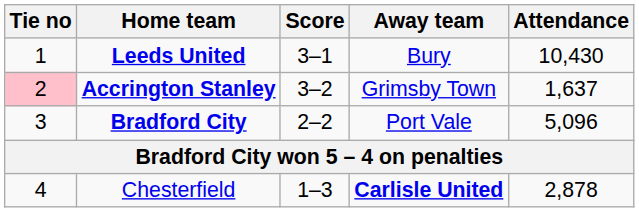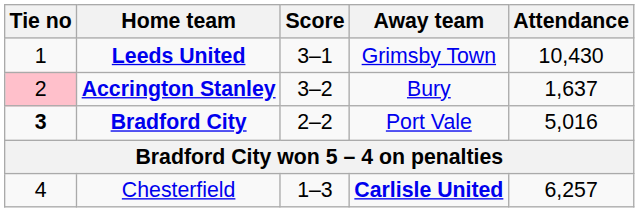(429, 55) Bury -> (429, 55) Grimsby Town
(429, 88) Grimsby Town -> (429, 88) Bury
(41, 122) normal -> (41, 122) bold
(571, 122) 5,096 -> (571, 122) 5,016
(571, 190) 2,878 -> (571, 190) 6,257
